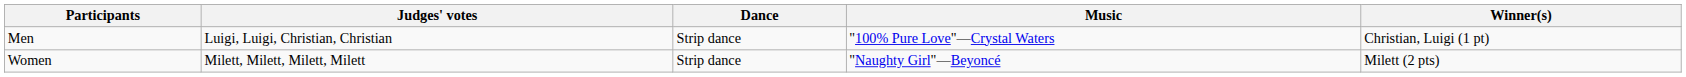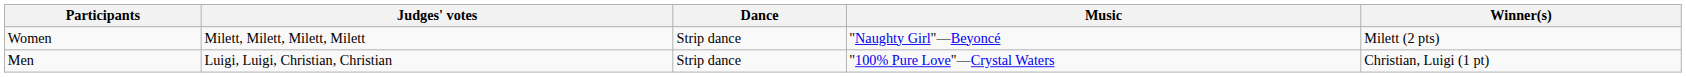rows swapped: (30, 60) <-> (21, 38)
